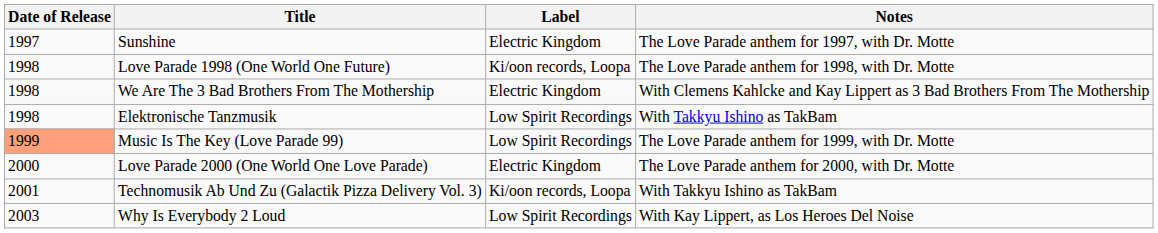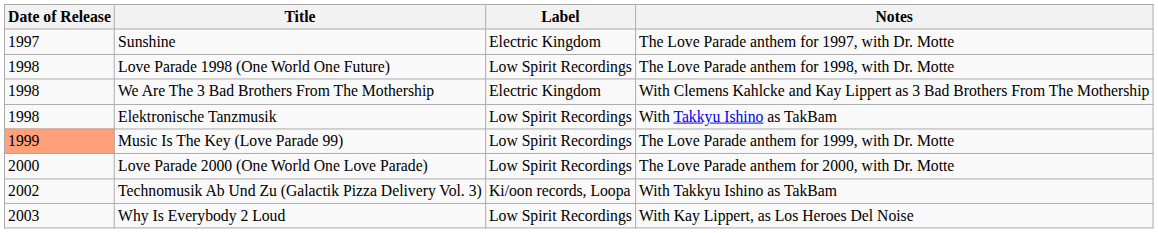(560, 66) Ki/oon records, Loopa -> (560, 66) Low Spirit Recordings
(545, 166) Electric Kingdom -> (560, 166) Low Spirit Recordings
(24, 191) 2001 -> (24, 191) 2002
